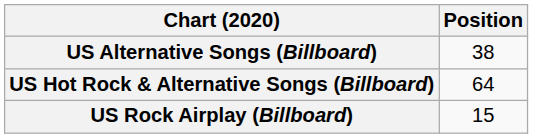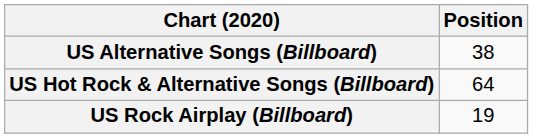(483, 116) 15 -> (483, 116) 19
